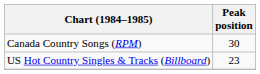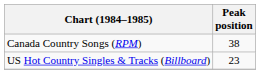(234, 43) 30 -> (234, 43) 38
